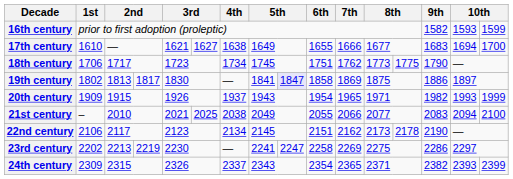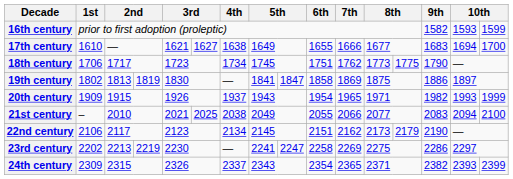(148, 81) 1817 -> (148, 81) 1819
(292, 81) lavender background -> (292, 81) no background
(407, 132) 2178 -> (407, 132) 2179
